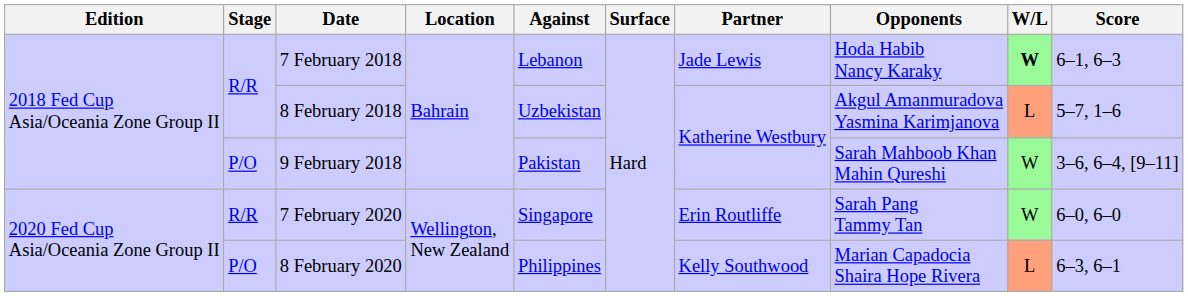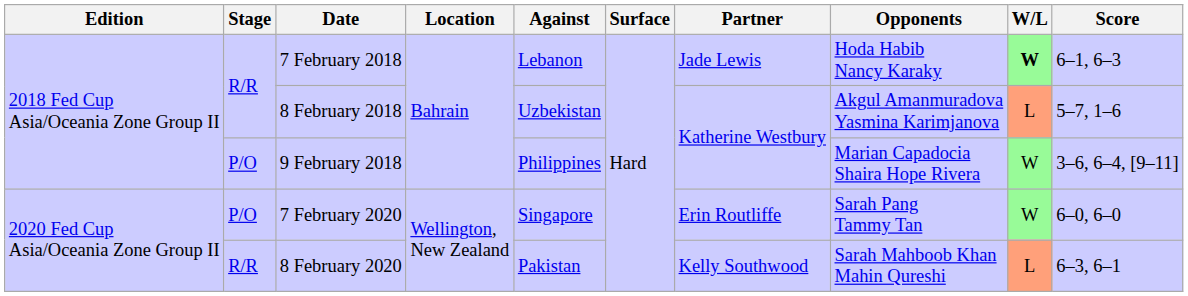(549, 162) Pakistan -> (559, 162) Philippines
(916, 162) Sarah Mahboob Khan Mahin Qureshi -> (907, 162) Marian Capadocia Shaira Hope Rivera
(243, 213) R/R -> (243, 213) P/O
(243, 265) P/O -> (243, 265) R/R
(559, 265) Philippines -> (549, 265) Pakistan
(907, 265) Marian Capadocia Shaira Hope Rivera -> (916, 265) Sarah Mahboob Khan Mahin Qureshi
